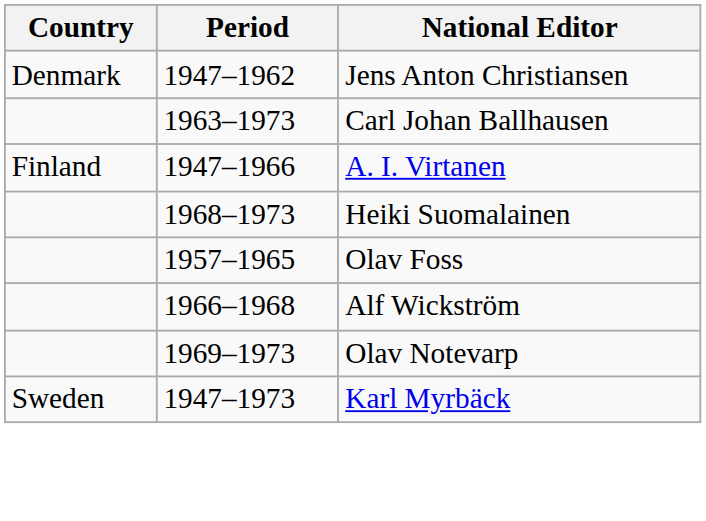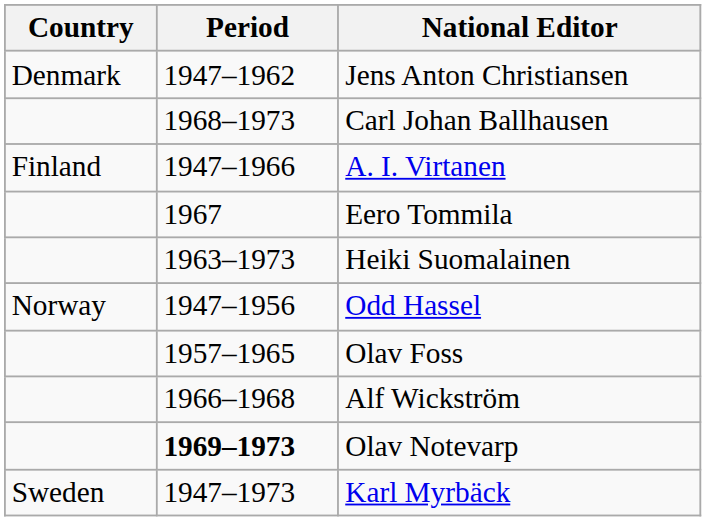(229, 120) 1963–1973 -> (229, 120) 1968–1973
+ row: (429, 213)
(229, 213) 1968–1973 -> (229, 259) 1963–1973
+ row: (413, 306)
(229, 352) normal -> (229, 445) bold
